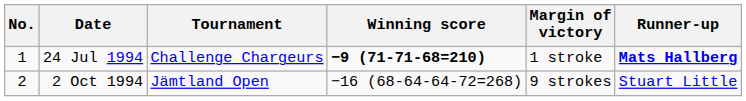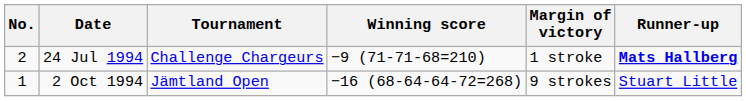(22, 59) 1 -> (22, 59) 2
(408, 59) bold -> (408, 59) normal
(22, 83) 2 -> (22, 83) 1
